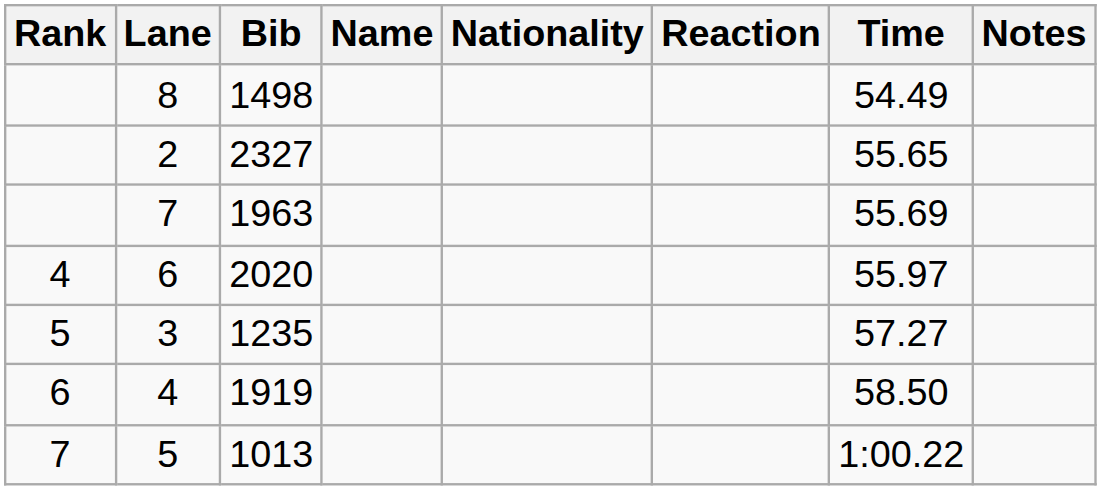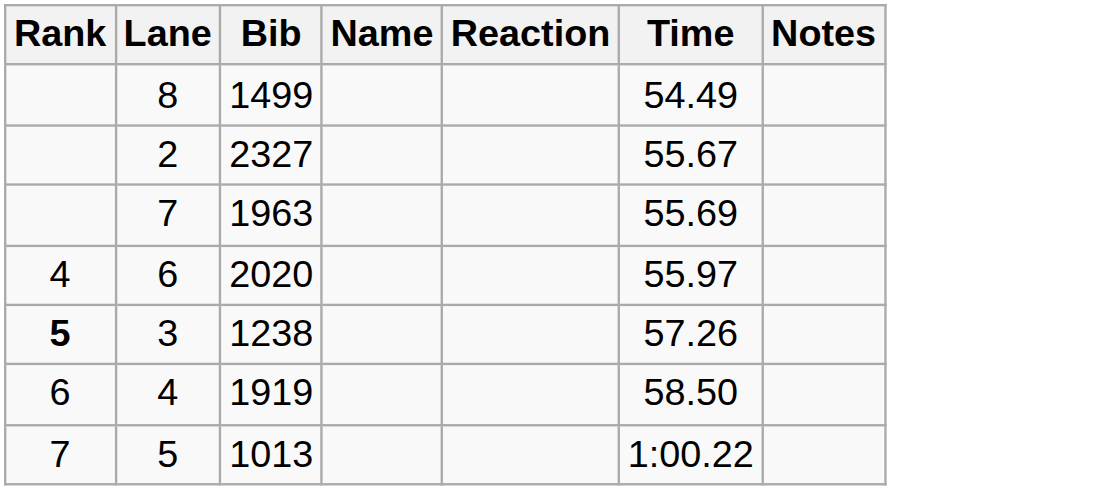- column: (547, 34)
(271, 94) 1498 -> (271, 94) 1499
(901, 154) 55.65 -> (691, 154) 55.67
(60, 333) normal -> (60, 333) bold
(271, 333) 1235 -> (271, 333) 1238
(901, 333) 57.27 -> (691, 333) 57.26
